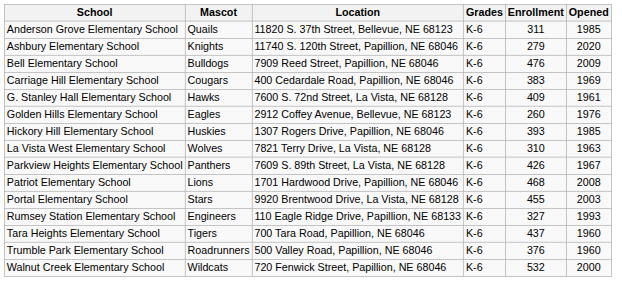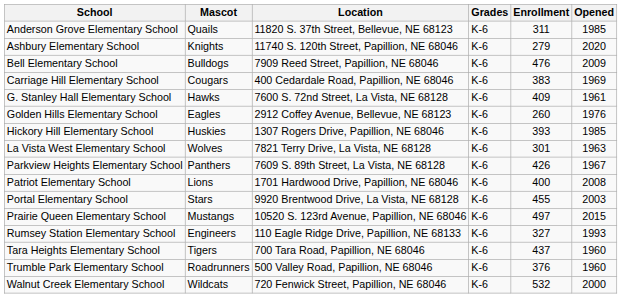(536, 149) 310 -> (541, 149) 301
(536, 183) 468 -> (541, 183) 400
+ row: (86, 217)
